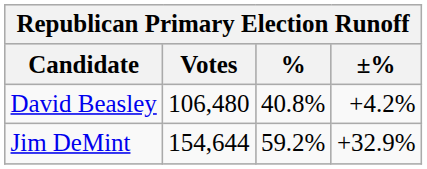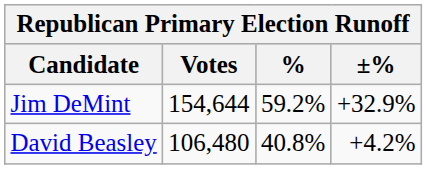rows swapped: (71, 143) <-> (84, 103)
